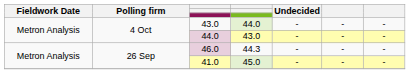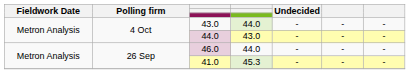(251, 50) 44.3 -> (251, 50) 44.0
(251, 63) 45.0 -> (251, 63) 45.3
